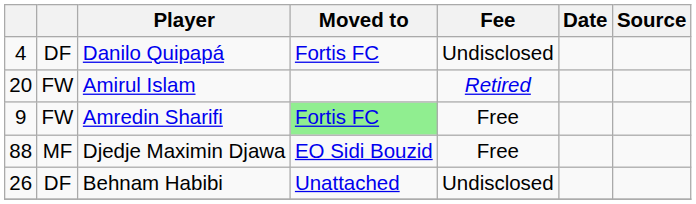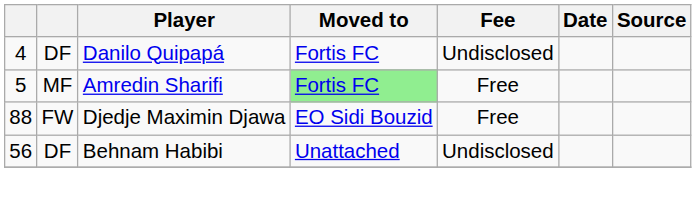- row: (139, 85)
(21, 118) 9 -> (21, 85) 5
(57, 118) FW -> (57, 85) MF
(57, 150) MF -> (57, 118) FW
(21, 183) 26 -> (21, 150) 56
